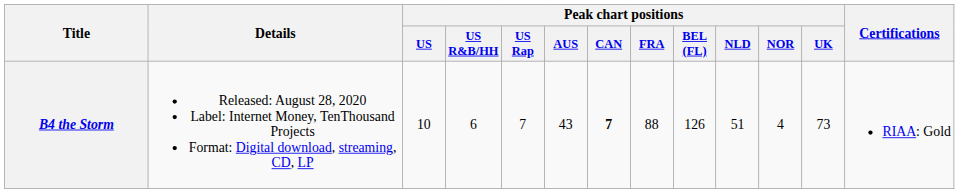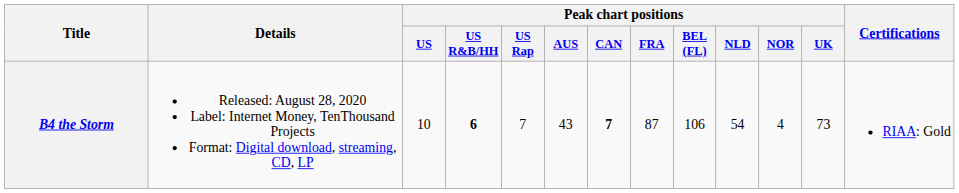(473, 124) normal -> (473, 124) bold
(652, 124) 88 -> (652, 124) 87
(695, 124) 126 -> (695, 124) 106
(738, 124) 51 -> (738, 124) 54
